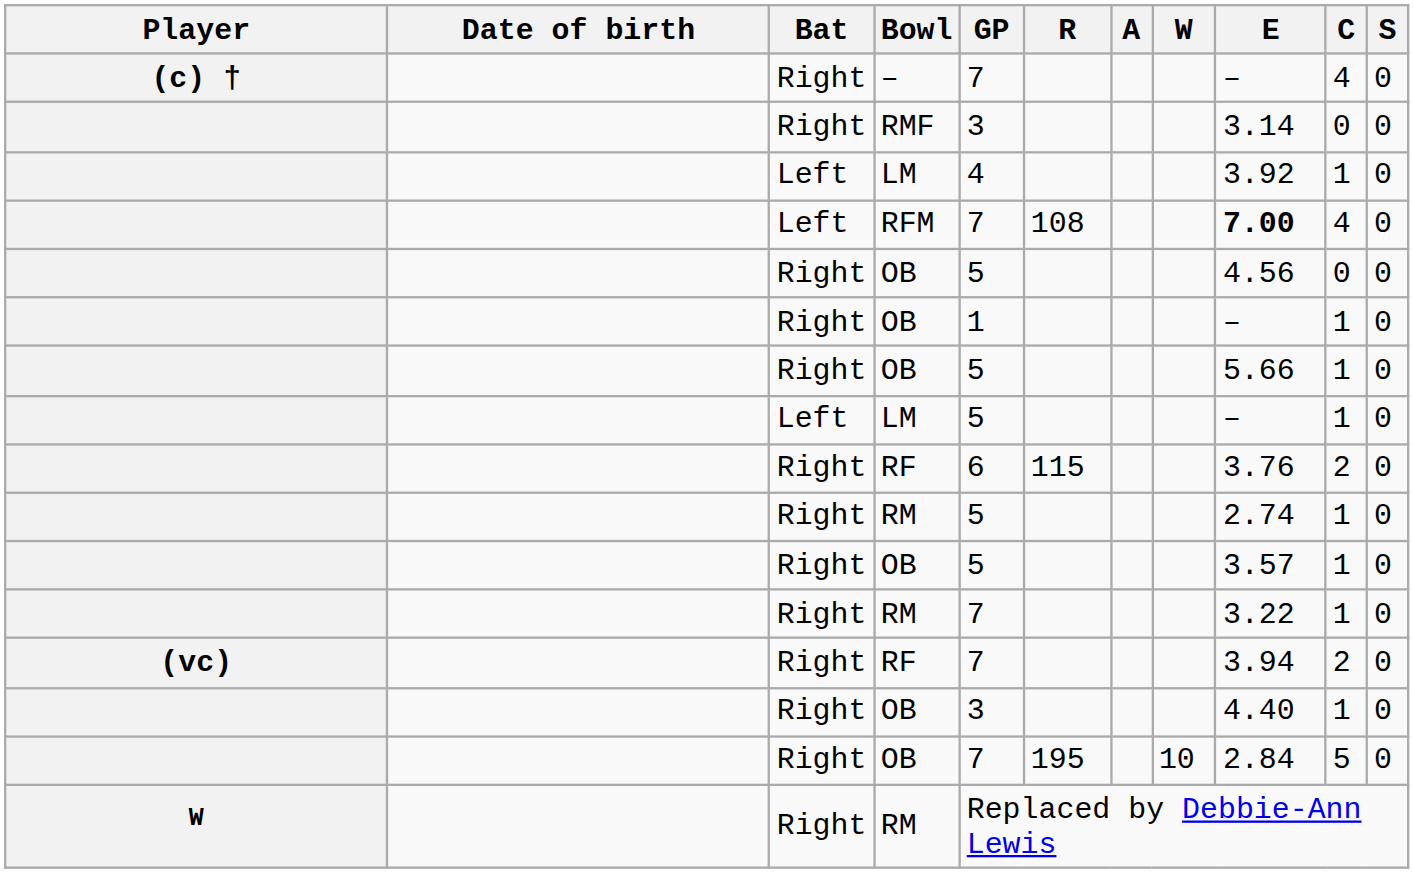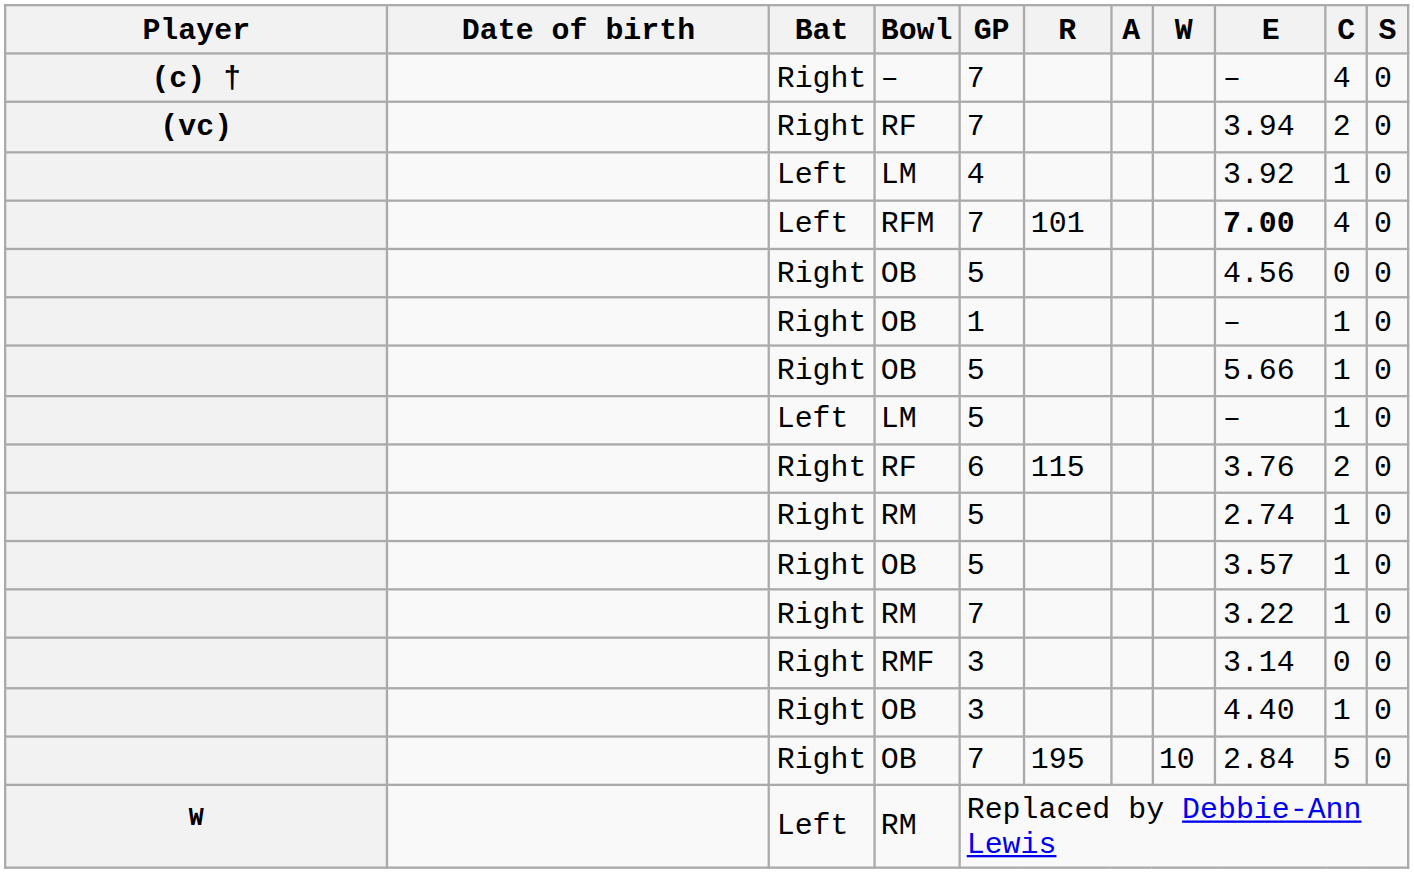rows swapped: (196, 663) <-> (196, 127)
(1058, 224) 108 -> (1058, 224) 101
(822, 826) Right -> (813, 826) Left
